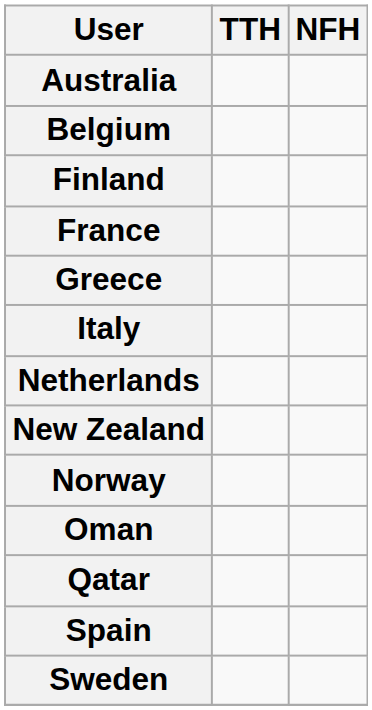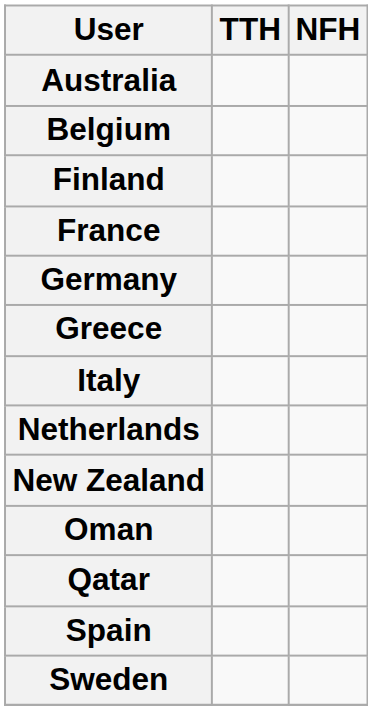+ row: (109, 279)
- row: (109, 479)
